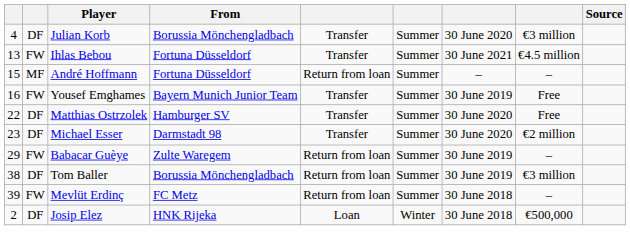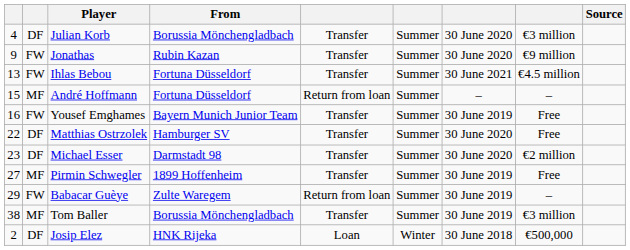+ row: (72, 54)
+ row: (96, 174)
(35, 174) DF -> (35, 214) MF
(347, 174) Return from loan -> (347, 214) Transfer
- row: (87, 194)
